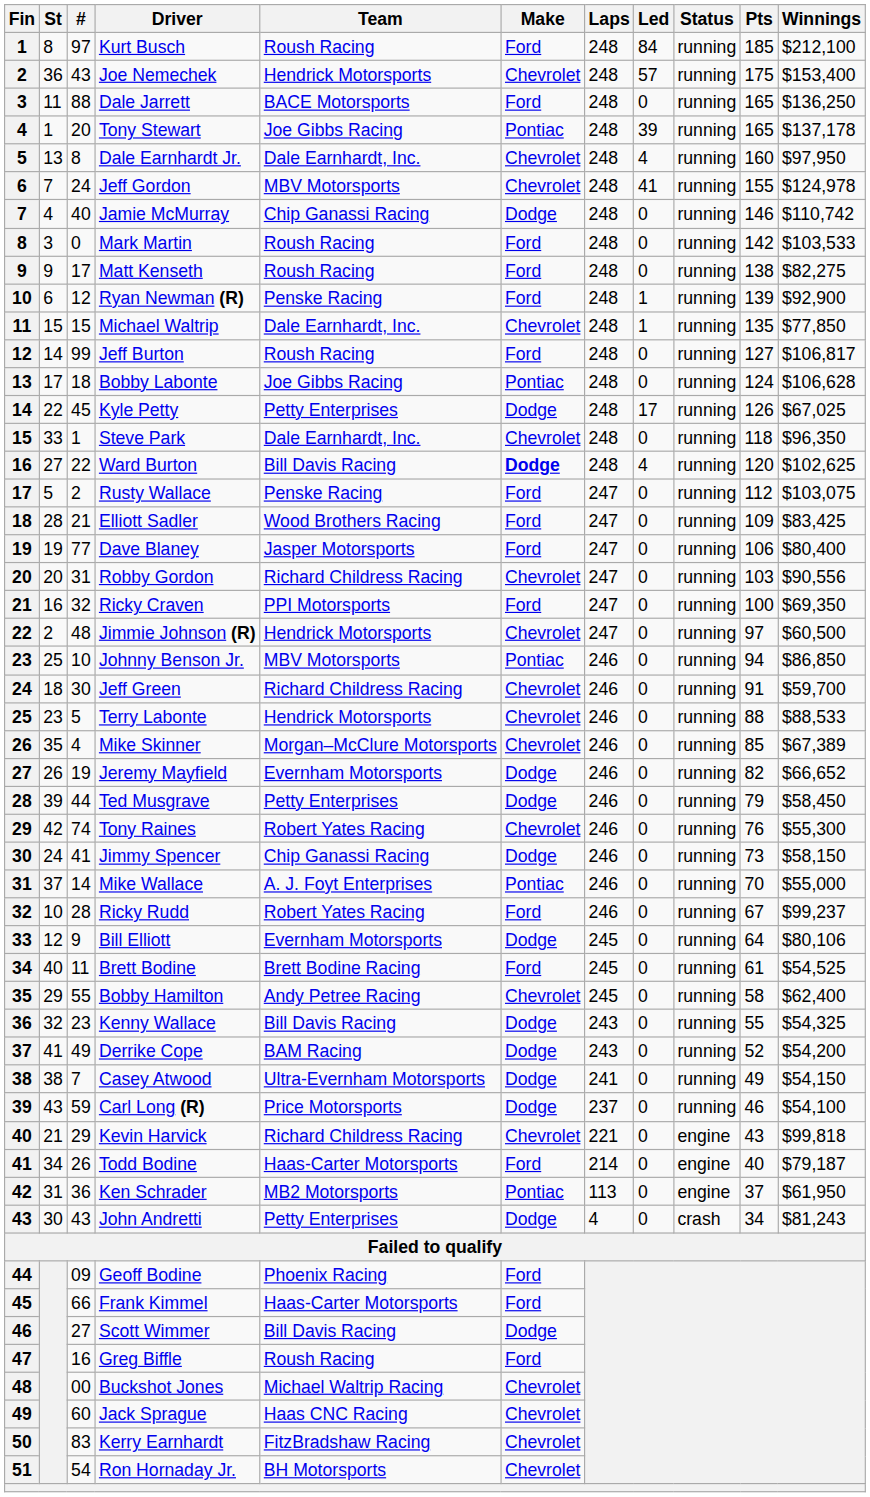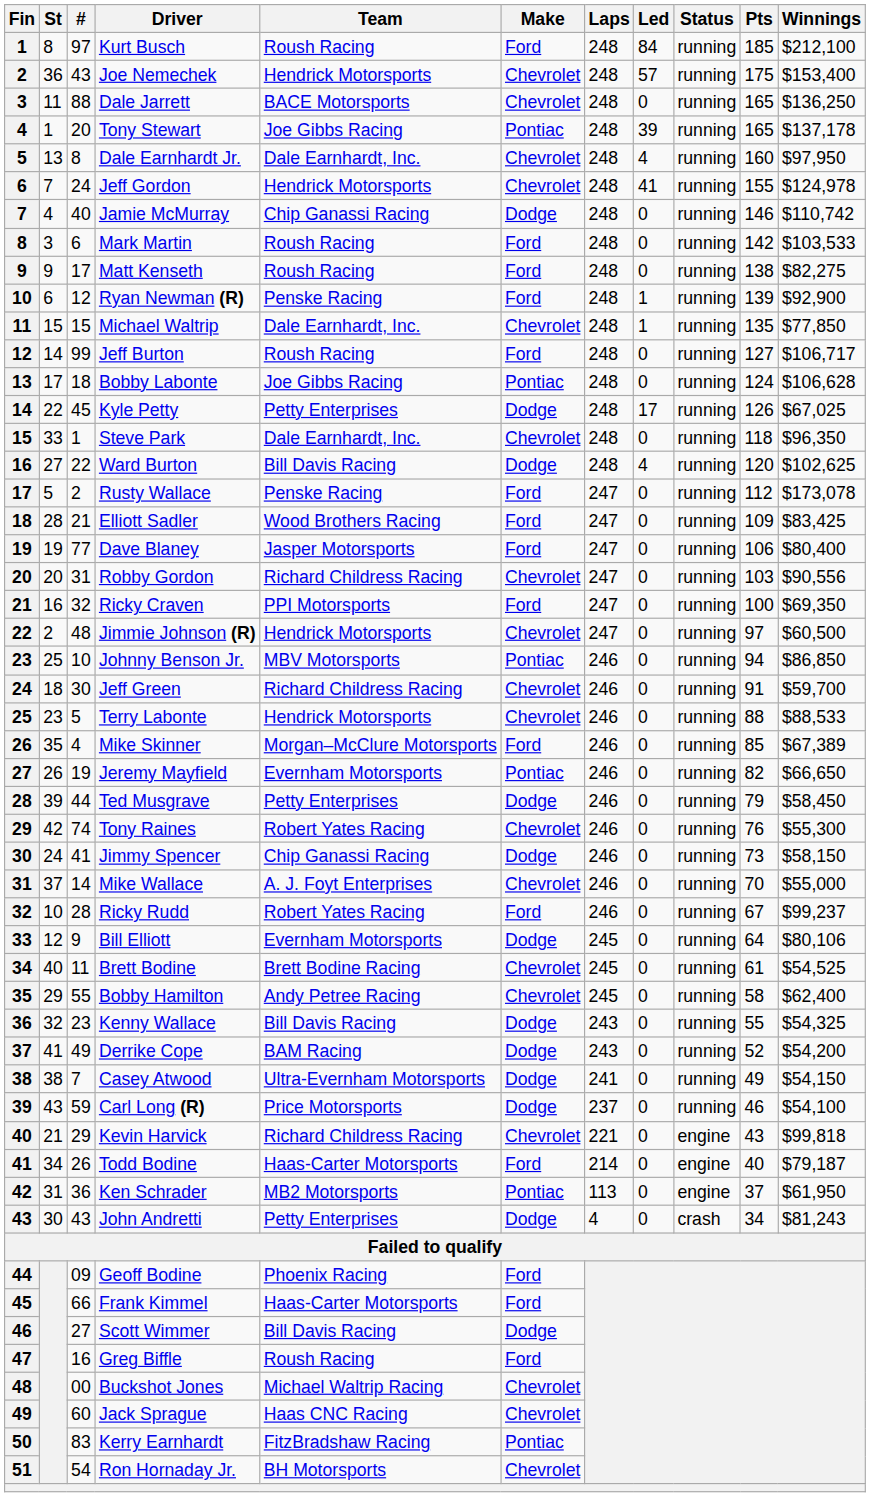(523, 102) Ford -> (543, 102) Chevrolet
(332, 186) MBV Motorsports -> (347, 186) Hendrick Motorsports
(76, 242) 0 -> (76, 242) 6
(819, 354) $106,817 -> (819, 354) $106,717
(532, 465) bold -> (531, 465) normal
(819, 493) $103,075 -> (819, 493) $173,078
(543, 744) Chevrolet -> (523, 744) Ford
(531, 772) Dodge -> (534, 772) Pontiac
(814, 772) $66,652 -> (814, 772) $66,650
(534, 884) Pontiac -> (543, 884) Chevrolet
(523, 968) Ford -> (543, 968) Chevrolet
(543, 1442) Chevrolet -> (534, 1442) Pontiac
